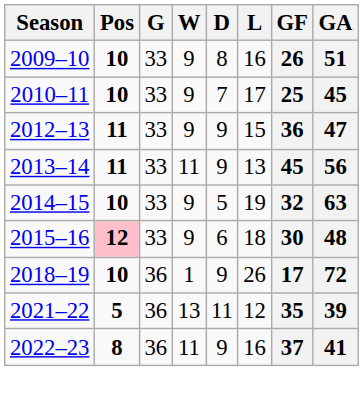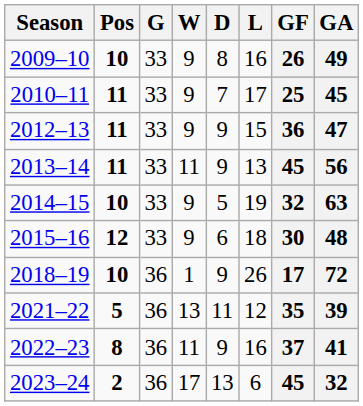(335, 58) 51 -> (336, 58) 49
(117, 94) 10 -> (117, 94) 11
(117, 238) pink background -> (117, 238) no background
+ row: (50, 382)
